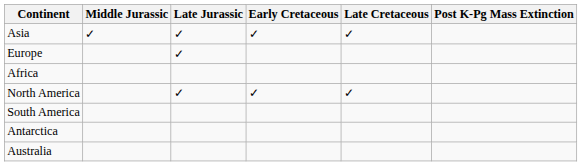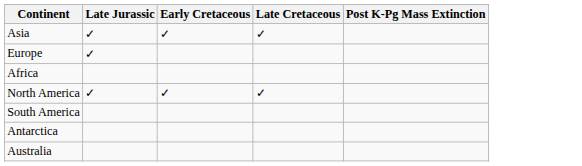- column: (127, 14)
